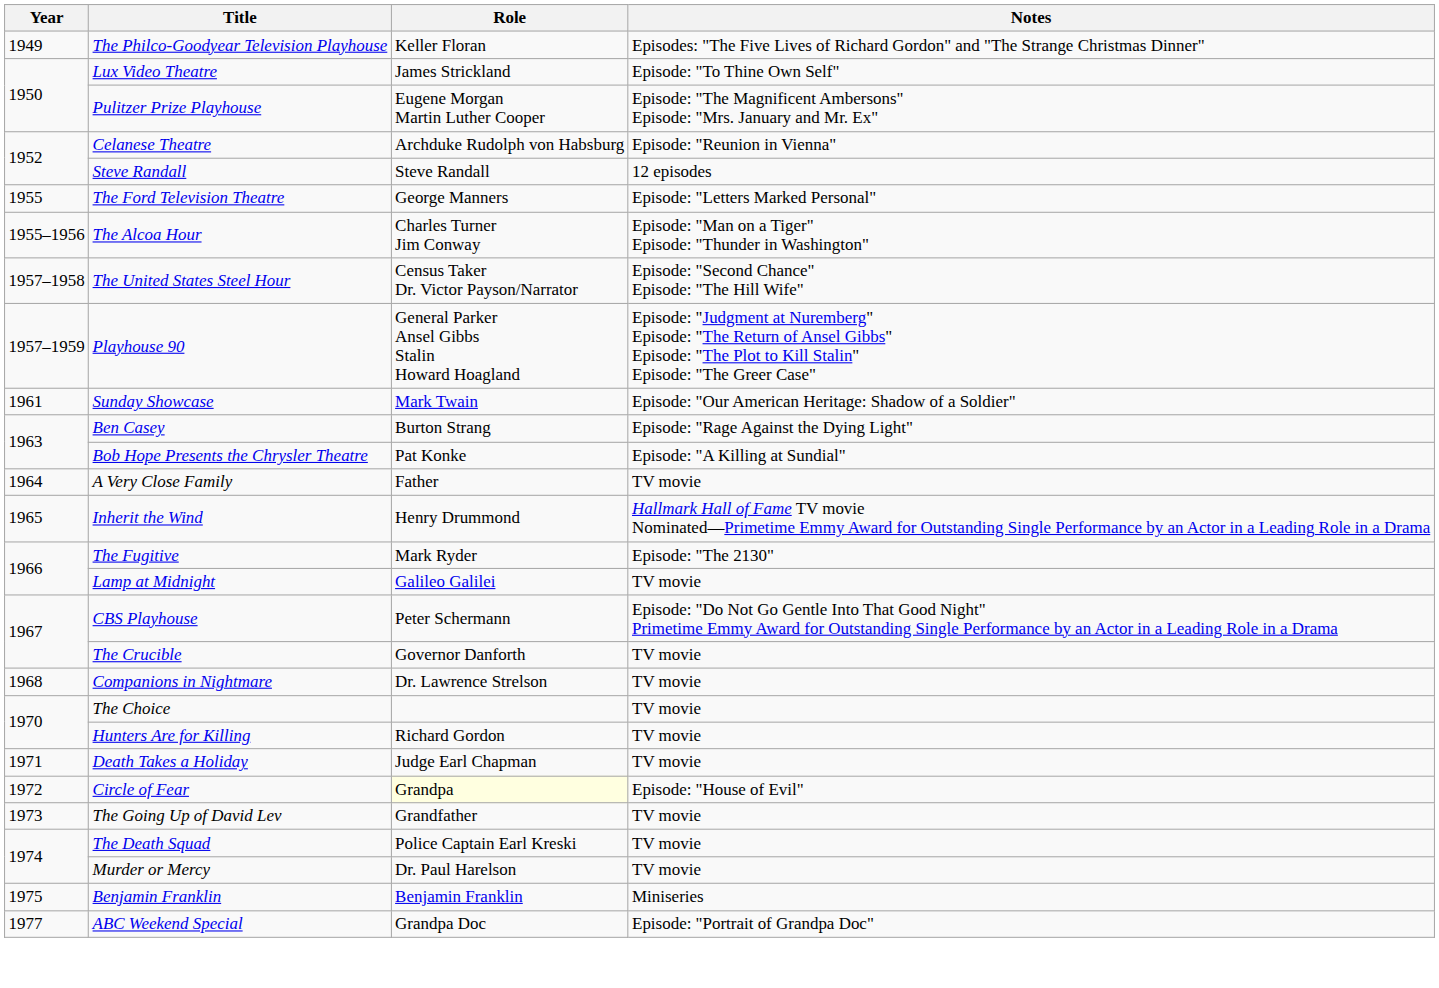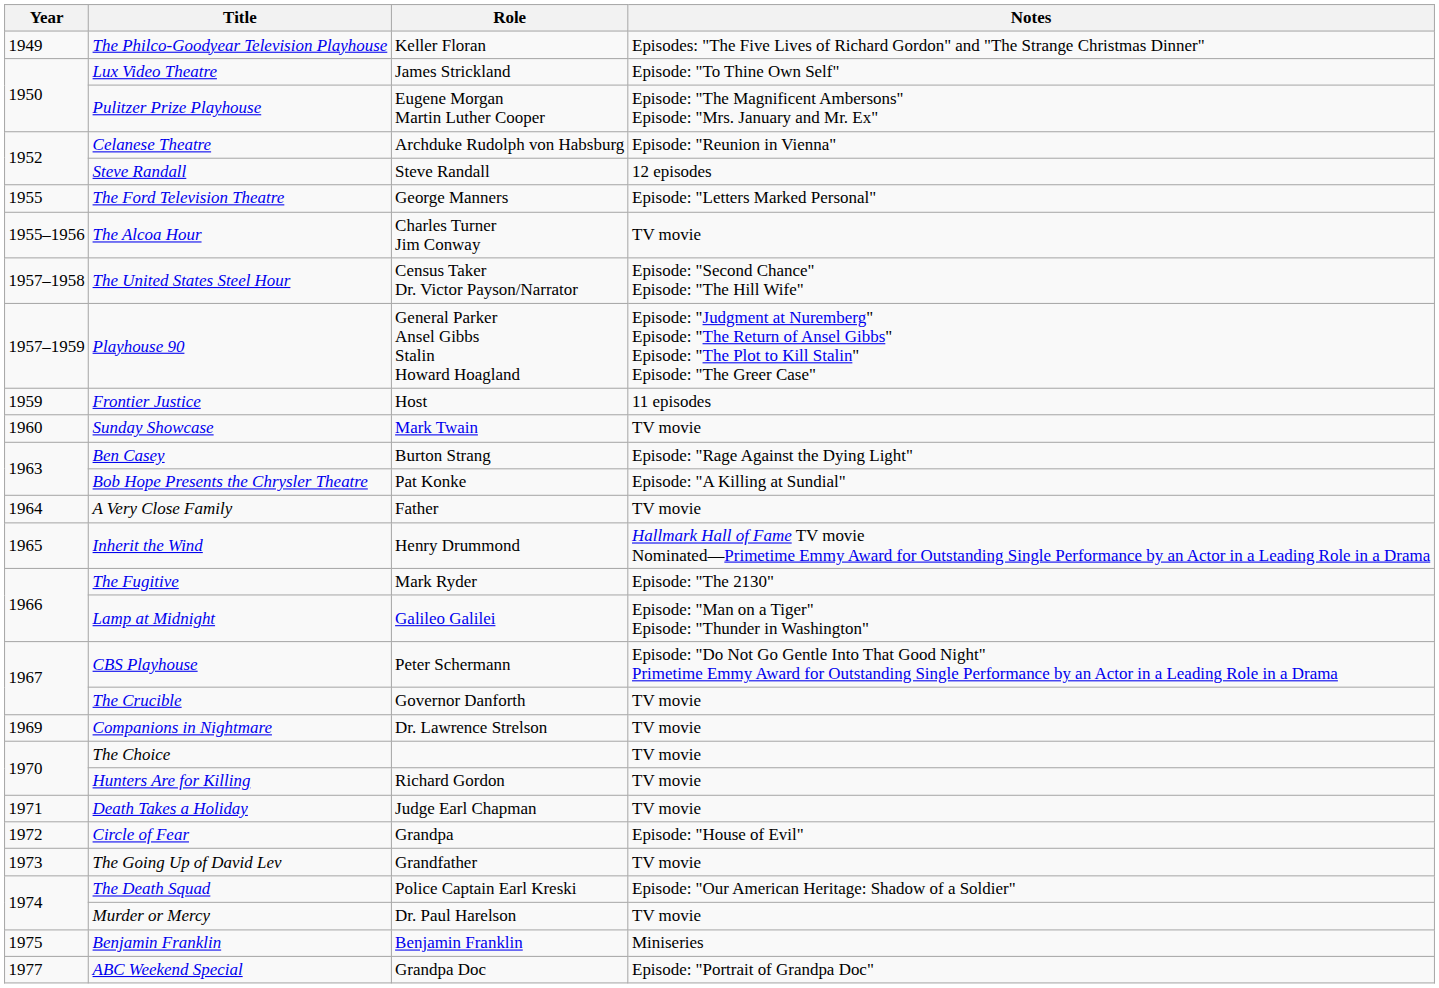(750, 234) Episode: "Man on a Tiger" Episode: "Thunder in Washington" -> (666, 234) TV movie
+ row: (147, 401)
(25, 401) 1961 -> (25, 428) 1960
(824, 401) Episode: "Our American Heritage: Shadow of a Soldier" -> (666, 428) TV movie
(666, 581) TV movie -> (750, 618) Episode: "Man on a Tiger" Episode: "Thunder in Washington"
(25, 681) 1968 -> (25, 727) 1969
(424, 789) lightyellow background -> (424, 835) no background
(666, 843) TV movie -> (824, 889) Episode: "Our American Heritage: Shadow of a Soldier"
